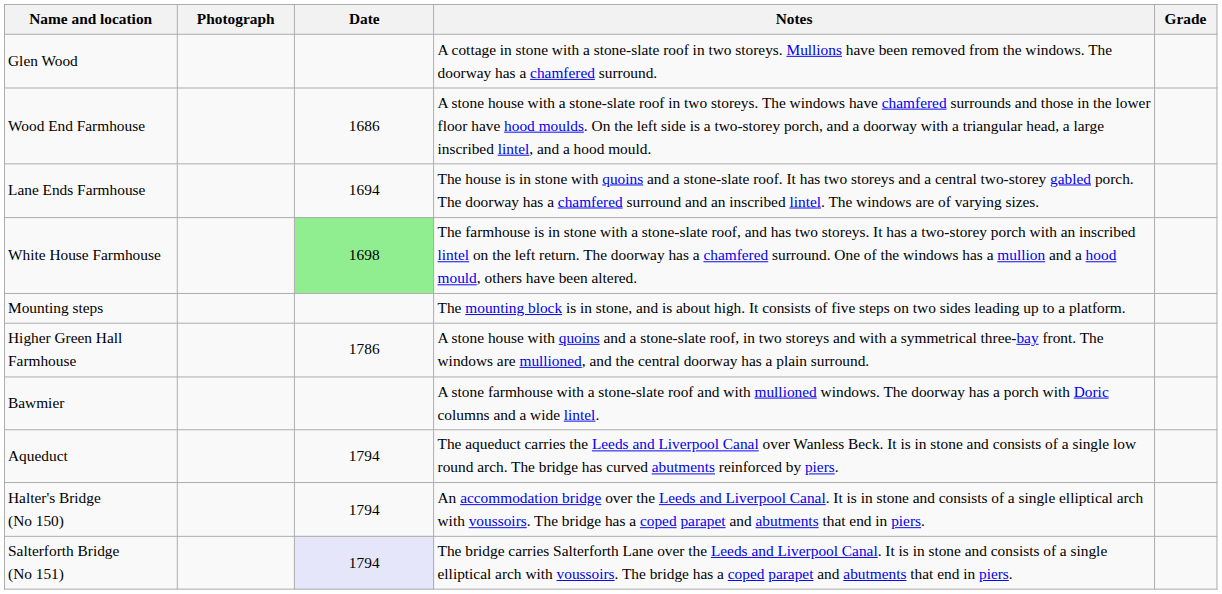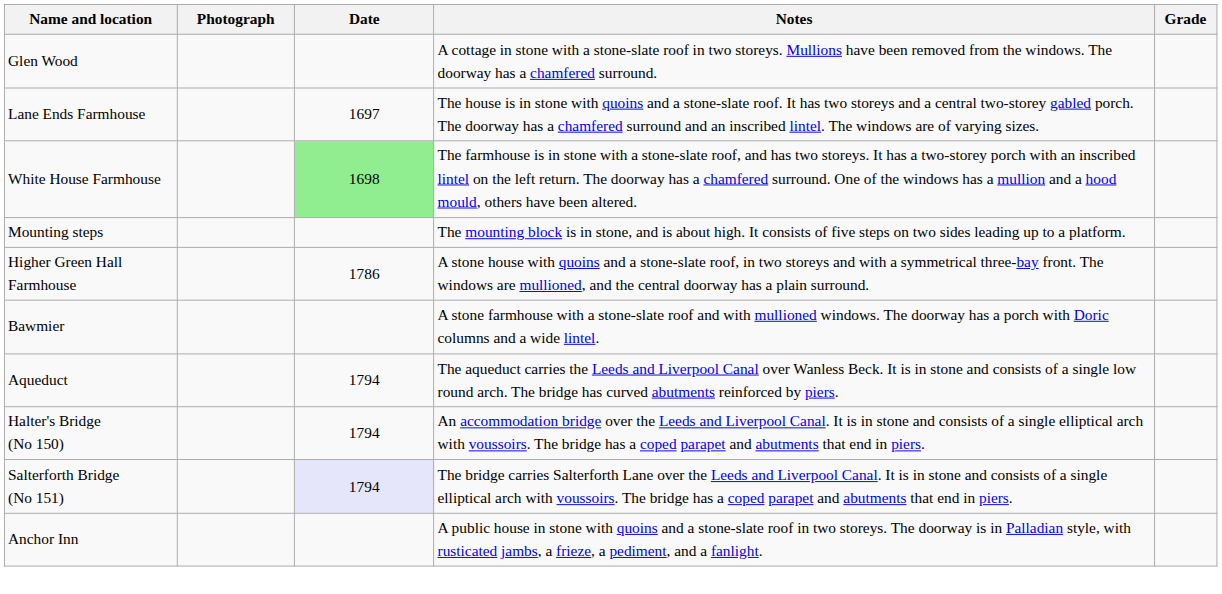- row: (77, 125)
(364, 190) 1694 -> (364, 114) 1697
+ row: (43, 539)
